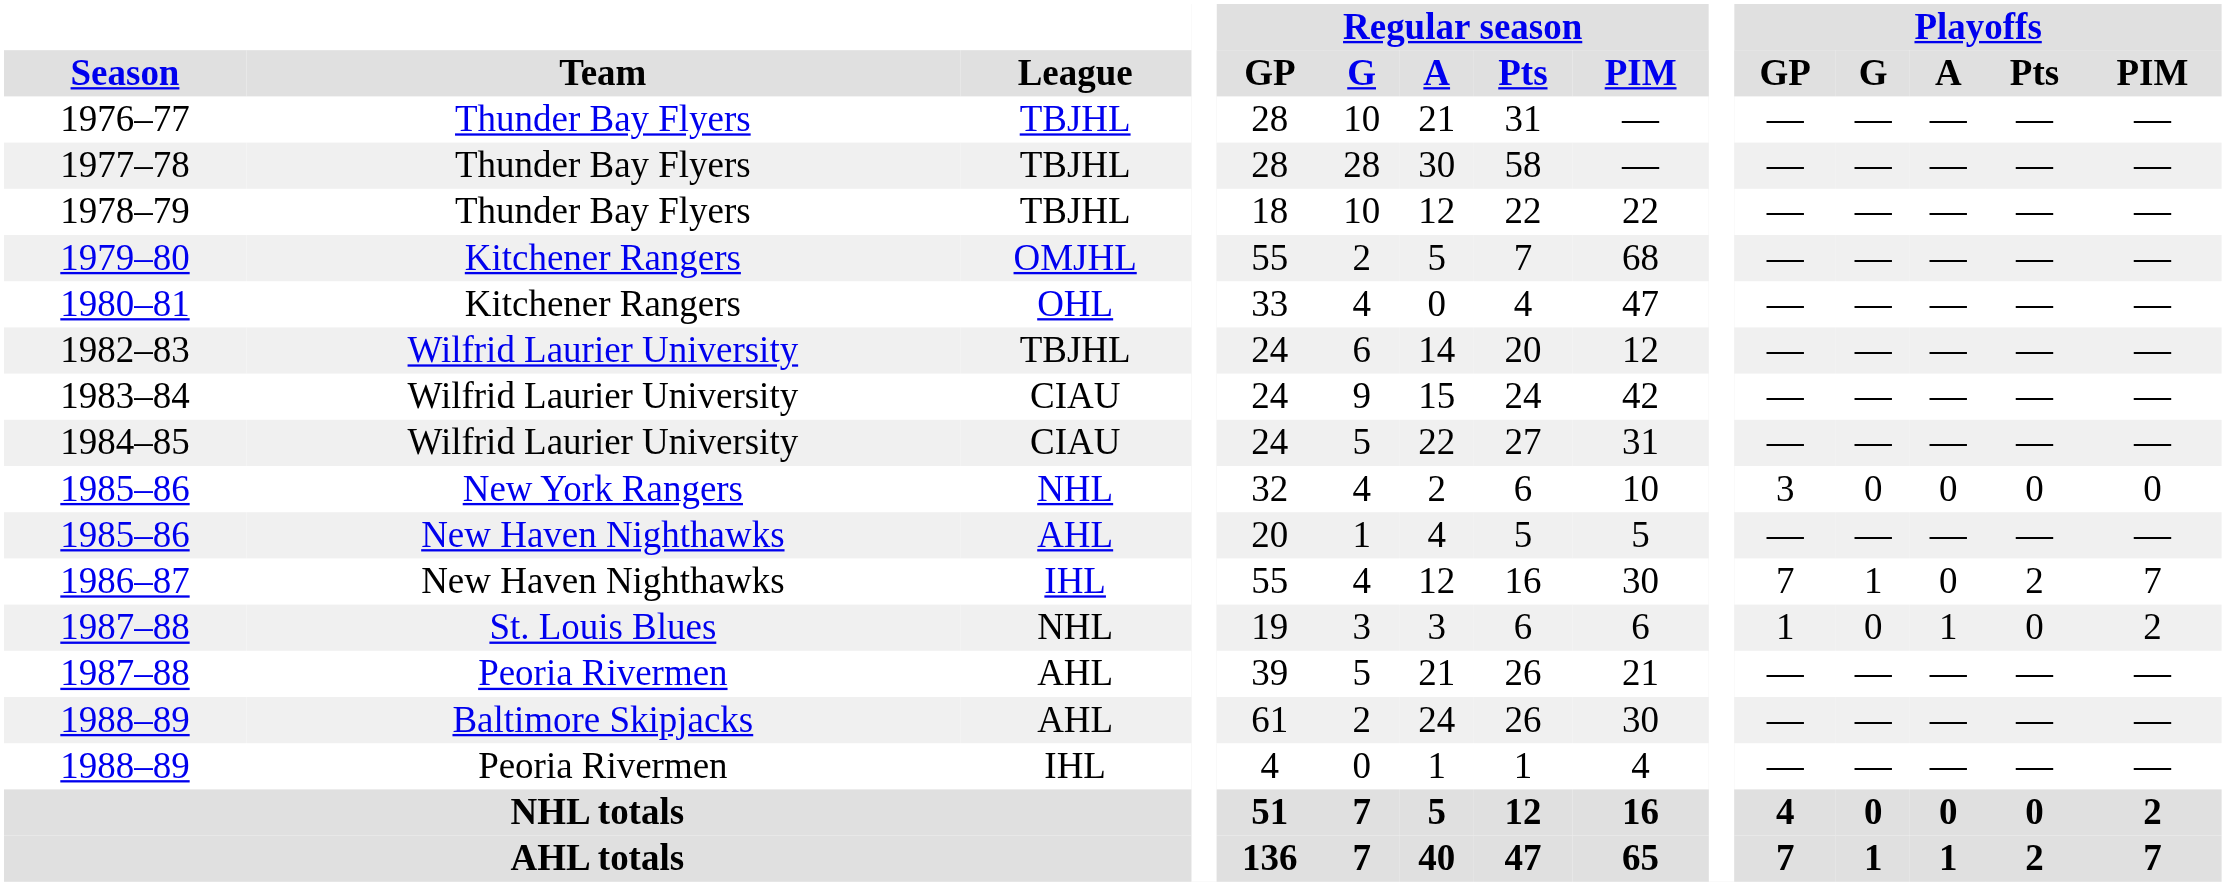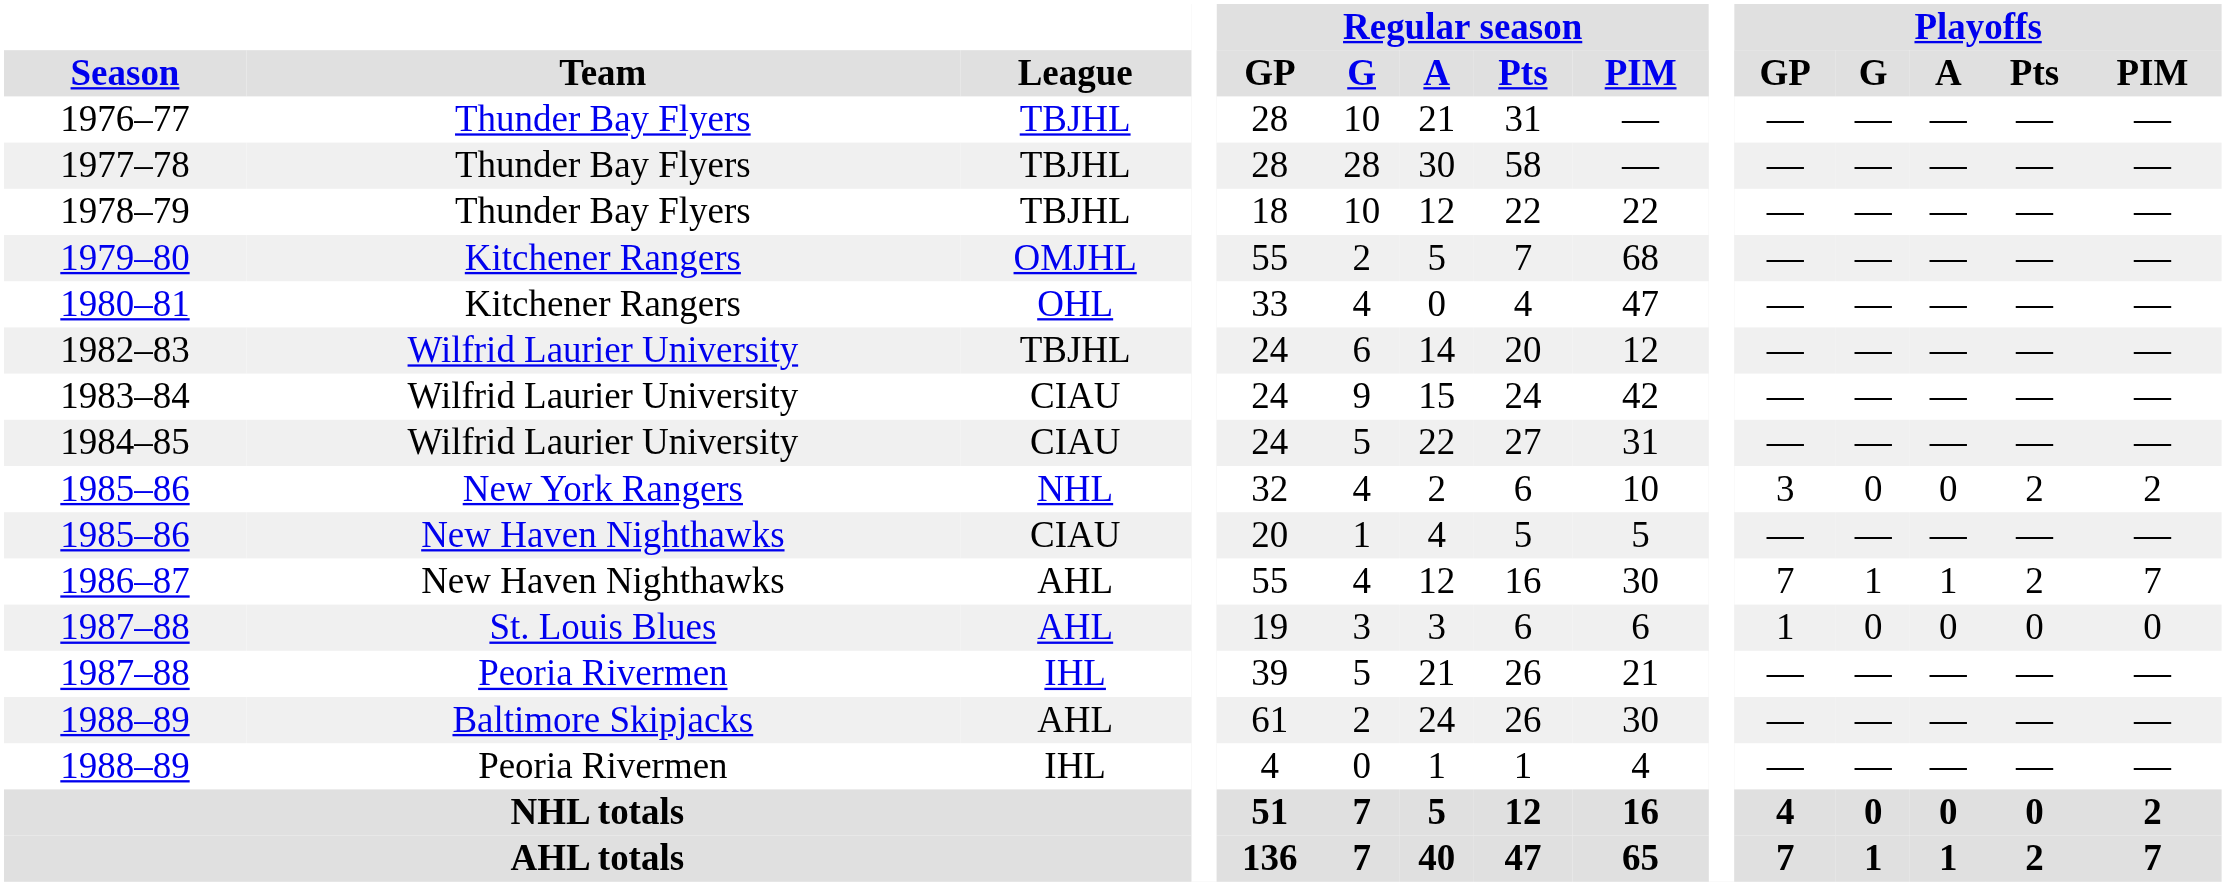(2035, 488) 0 -> (2035, 488) 2
(2152, 488) 0 -> (2152, 488) 2
(1075, 534) AHL -> (1075, 534) CIAU
(1075, 580) IHL -> (1075, 580) AHL
(1948, 580) 0 -> (1948, 580) 1
(1075, 627) NHL -> (1075, 627) AHL
(1948, 627) 1 -> (1948, 627) 0
(2152, 627) 2 -> (2152, 627) 0
(1075, 673) AHL -> (1075, 673) IHL
